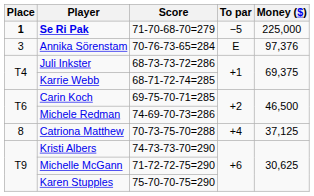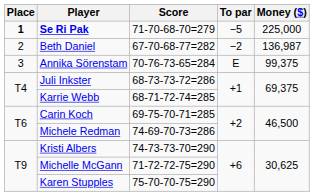+ row: (67, 47)
(282, 47) 97,376 -> (282, 64) 99,375
- row: (82, 132)
